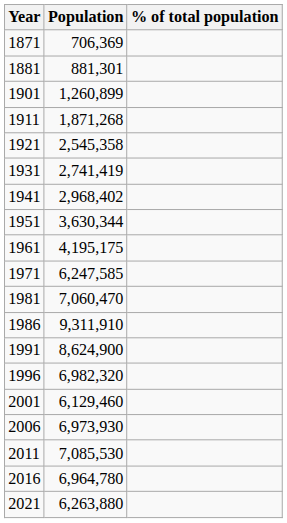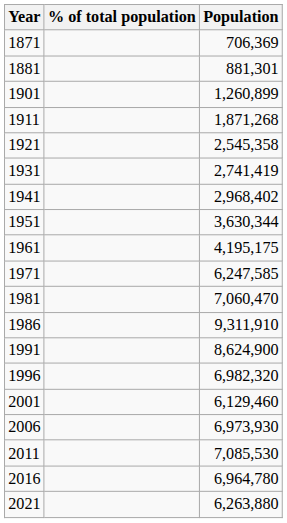columns swapped: (86, 17) <-> (205, 17)
